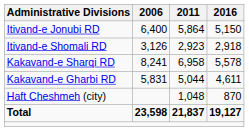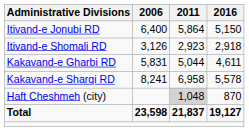rows swapped: (61, 79) <-> (61, 63)
(191, 96) no background -> (191, 96) lightgrey background
